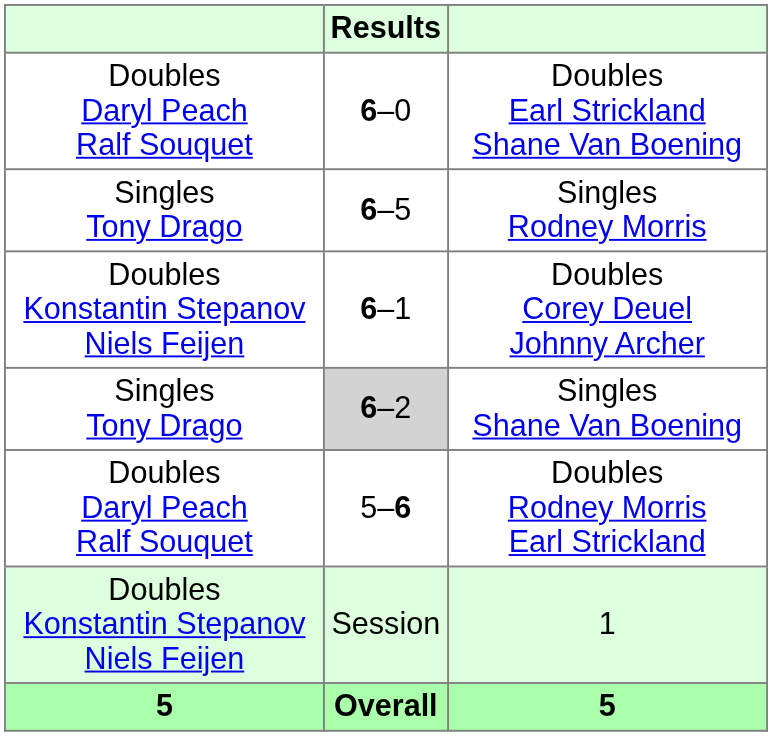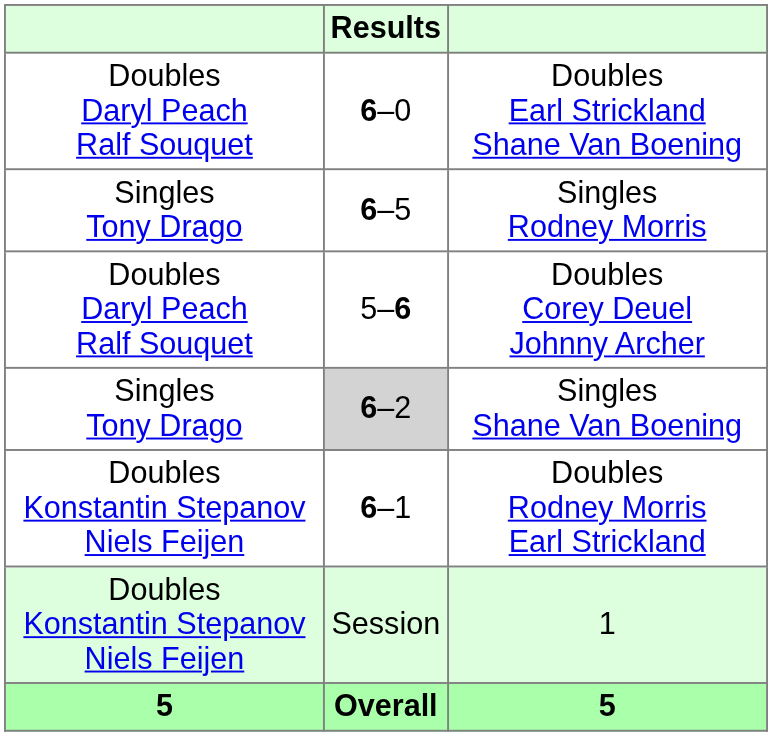(164, 309) Doubles Konstantin Stepanov Niels Feijen -> (164, 309) Doubles Daryl Peach Ralf Souquet
(386, 309) 6–1 -> (386, 309) 5–6
(164, 507) Doubles Daryl Peach Ralf Souquet -> (164, 507) Doubles Konstantin Stepanov Niels Feijen
(386, 507) 5–6 -> (386, 507) 6–1
